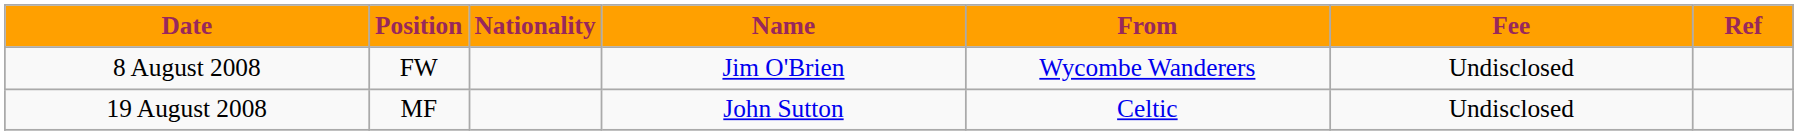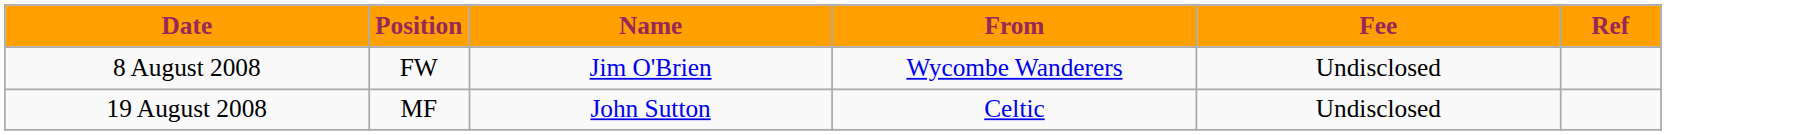- column: (535, 25)
